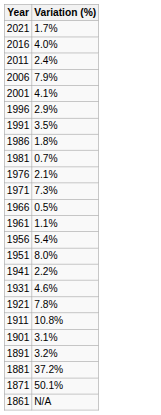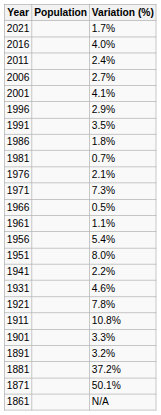+ column: (61, 12)
(46, 77) 7.9% -> (103, 77) 2.7%
(46, 337) 3.1% -> (103, 337) 3.3%
